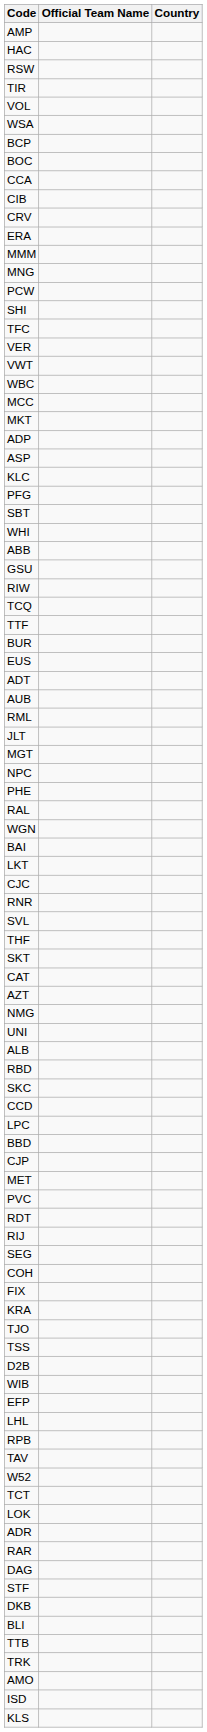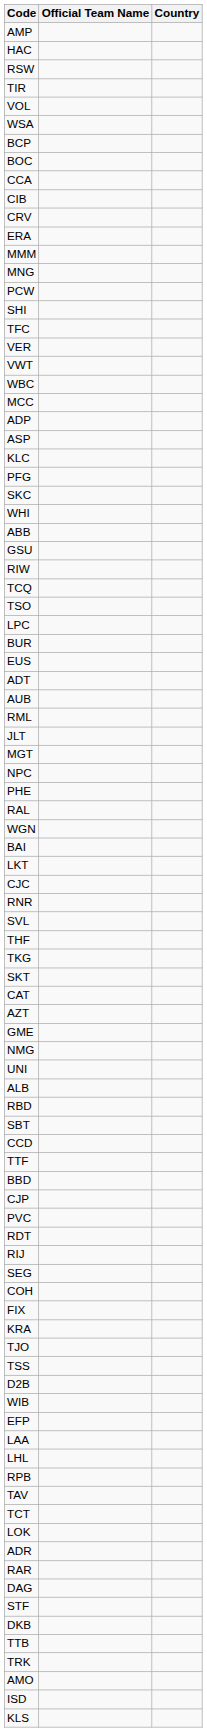- row: (19, 421)
rows swapped: (19, 1088) <-> (18, 513)
+ row: (19, 606)
rows swapped: (18, 625) <-> (18, 1125)
+ row: (19, 958)
+ row: (20, 1032)
- row: (19, 1180)
+ row: (18, 1440)
- row: (19, 1477)
- row: (16, 1625)
